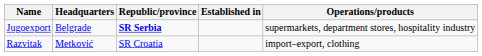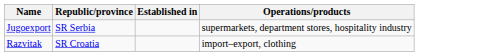- column: (85, 12)
(140, 28) bold -> (75, 28) normal
